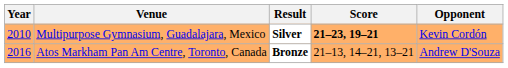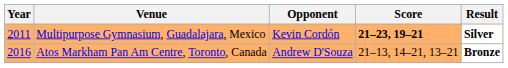columns swapped: (460, 14) <-> (290, 14)
(19, 34) 2010 -> (19, 34) 2011
